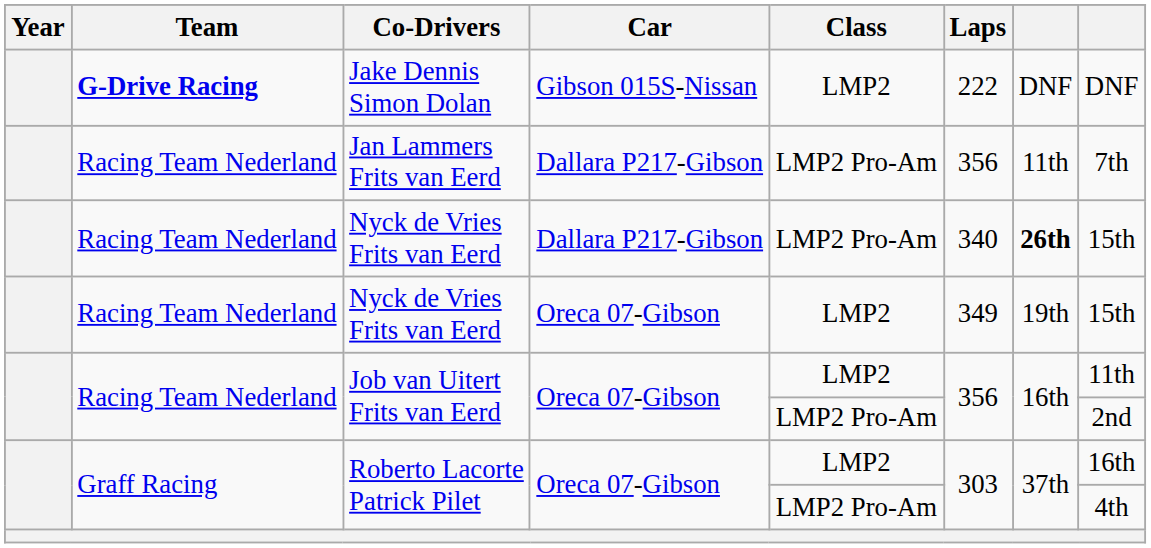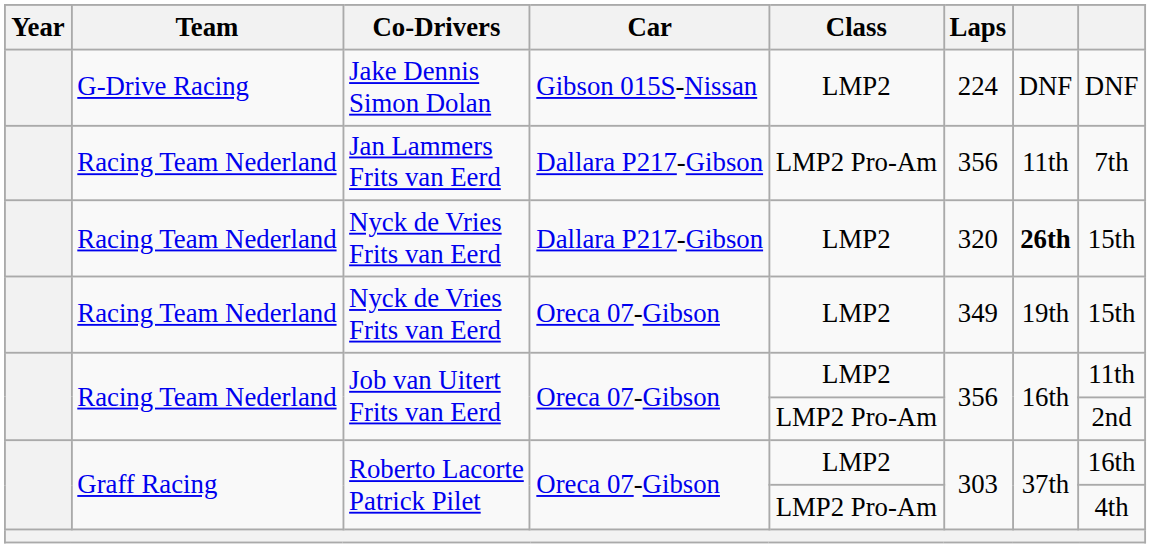(168, 86) bold -> (163, 86) normal
(978, 86) 222 -> (978, 86) 224
(856, 238) LMP2 Pro-Am -> (856, 238) LMP2
(978, 238) 340 -> (978, 238) 320
